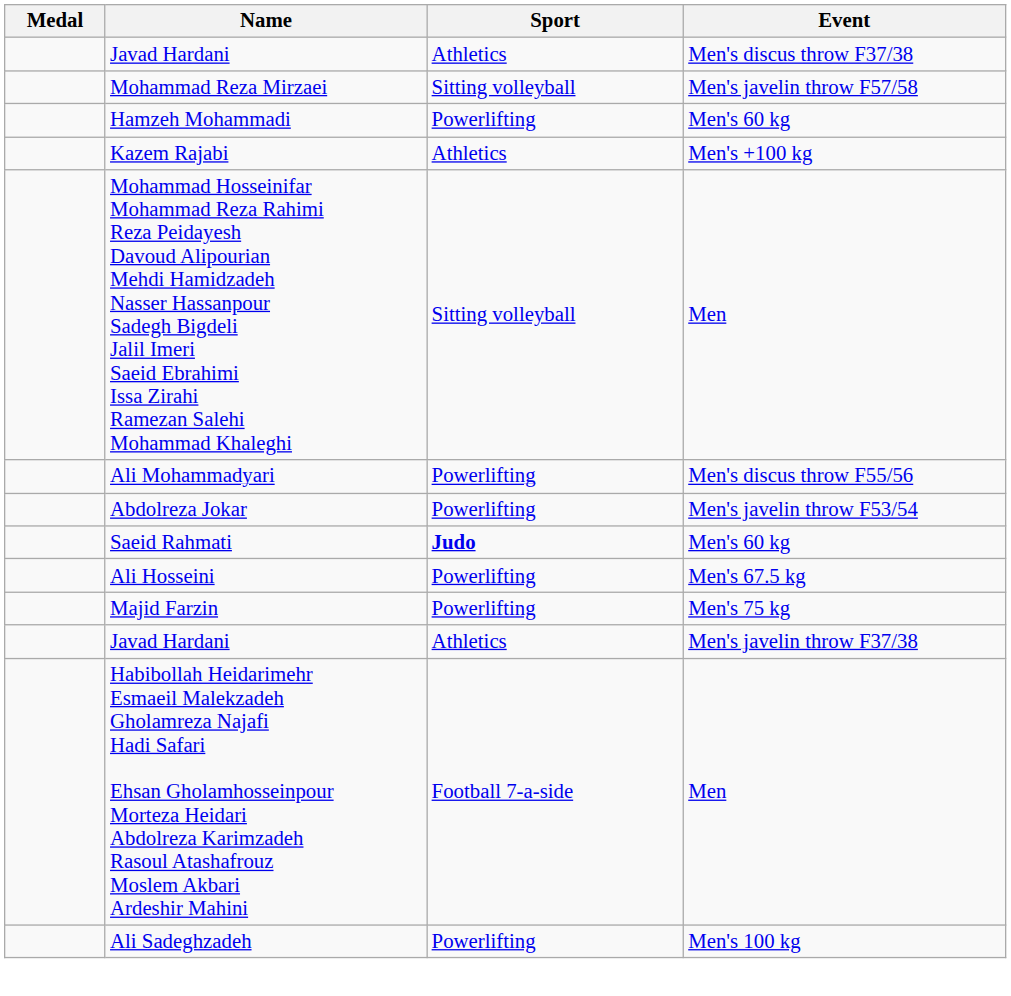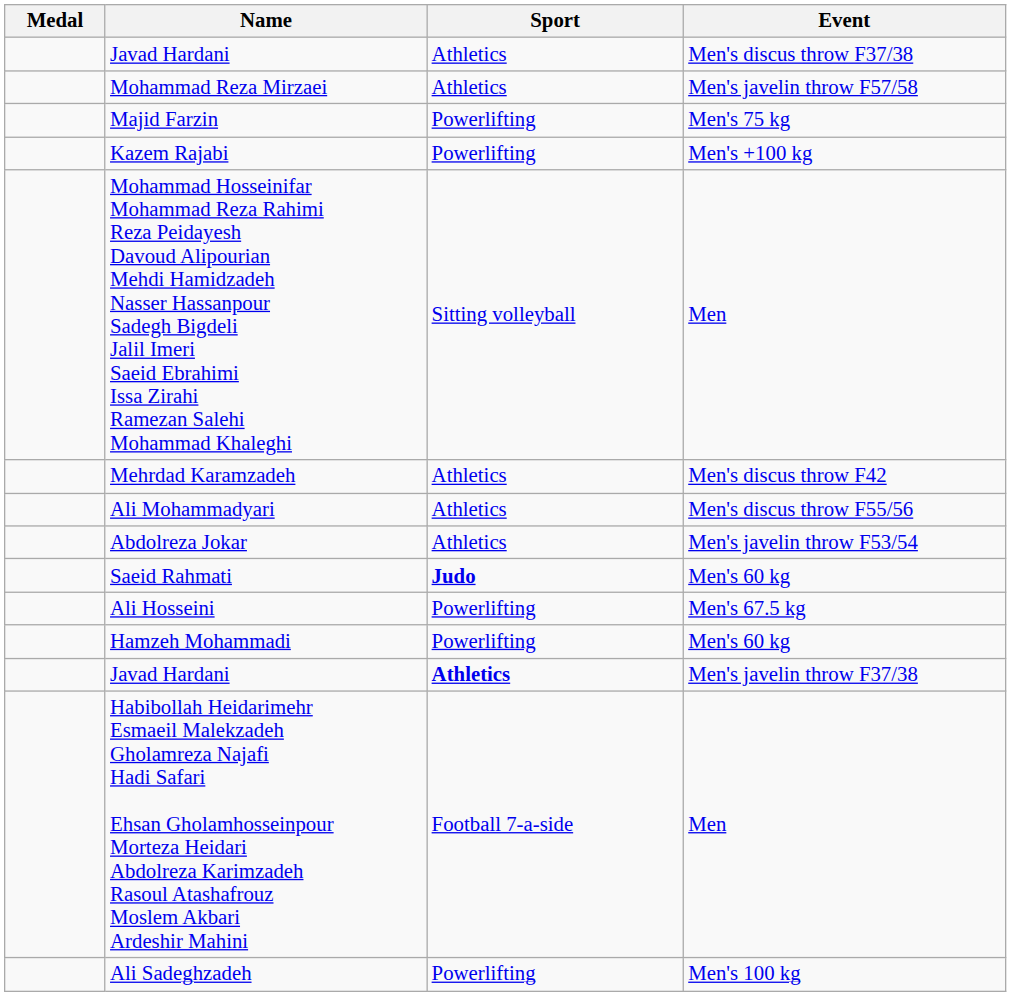(504, 86) Sitting volleyball -> (469, 86) Athletics
rows swapped: (200, 119) <-> (164, 608)
(469, 152) Athletics -> (484, 152) Powerlifting
+ row: (203, 476)
(484, 476) Powerlifting -> (469, 509) Athletics
(484, 509) Powerlifting -> (469, 542) Athletics
(469, 641) normal -> (471, 674) bold
